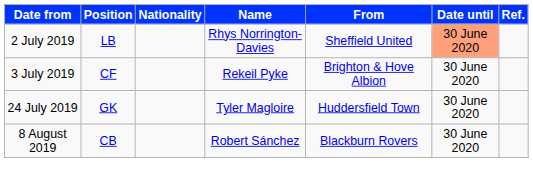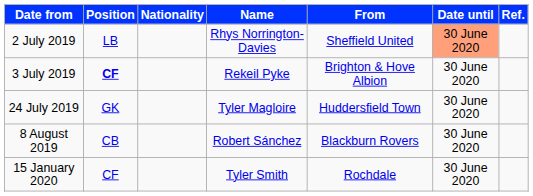(108, 74) normal -> (110, 74) bold
+ row: (44, 174)
